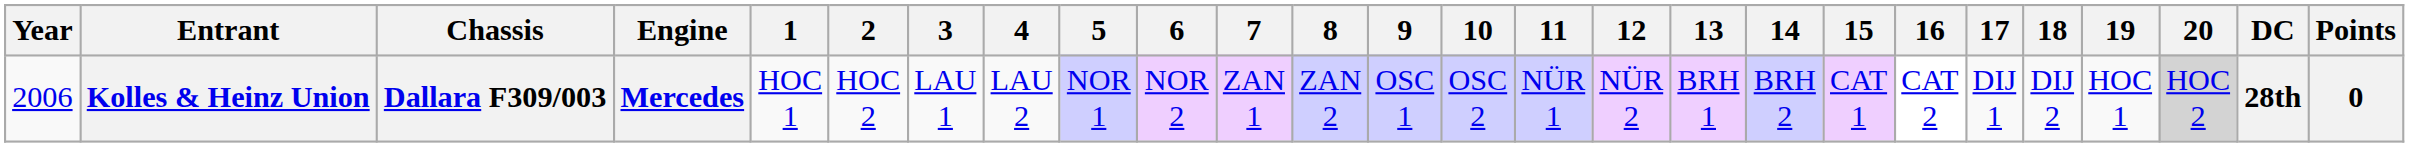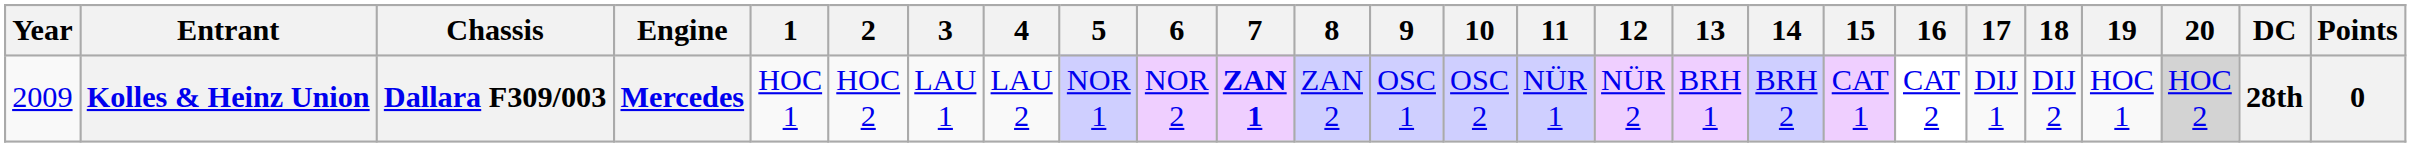(42, 97) 2006 -> (42, 97) 2009
(1254, 97) normal -> (1255, 97) bold
